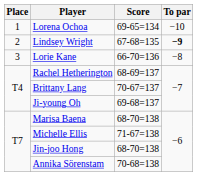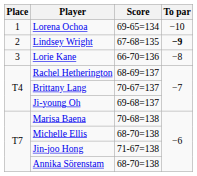(138, 118) 68-70=138 -> (138, 118) 70-68=138
(138, 133) 71-67=138 -> (138, 133) 68-70=138
(138, 149) 68-70=138 -> (138, 149) 71-67=138
(138, 164) 70-68=138 -> (138, 164) 68-70=138
